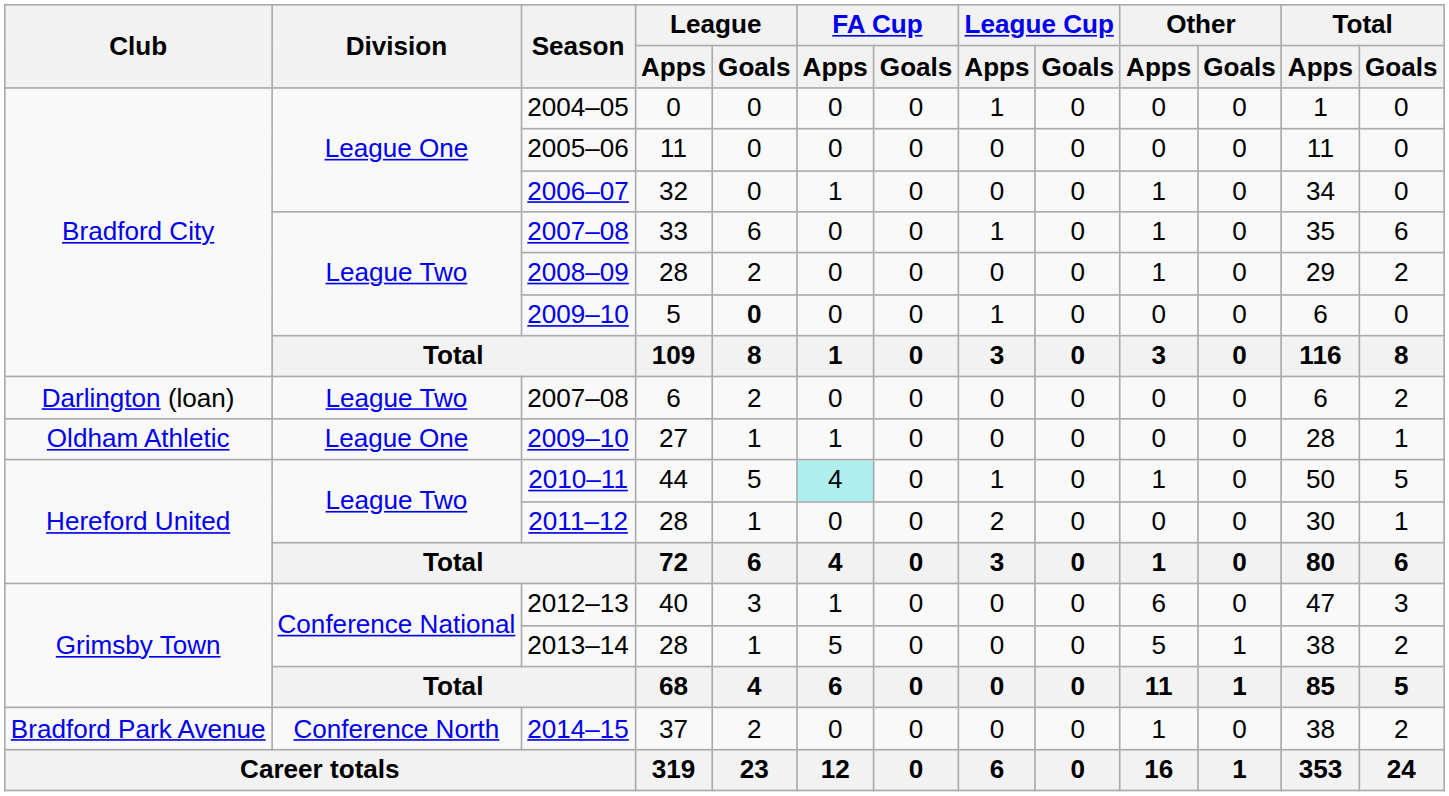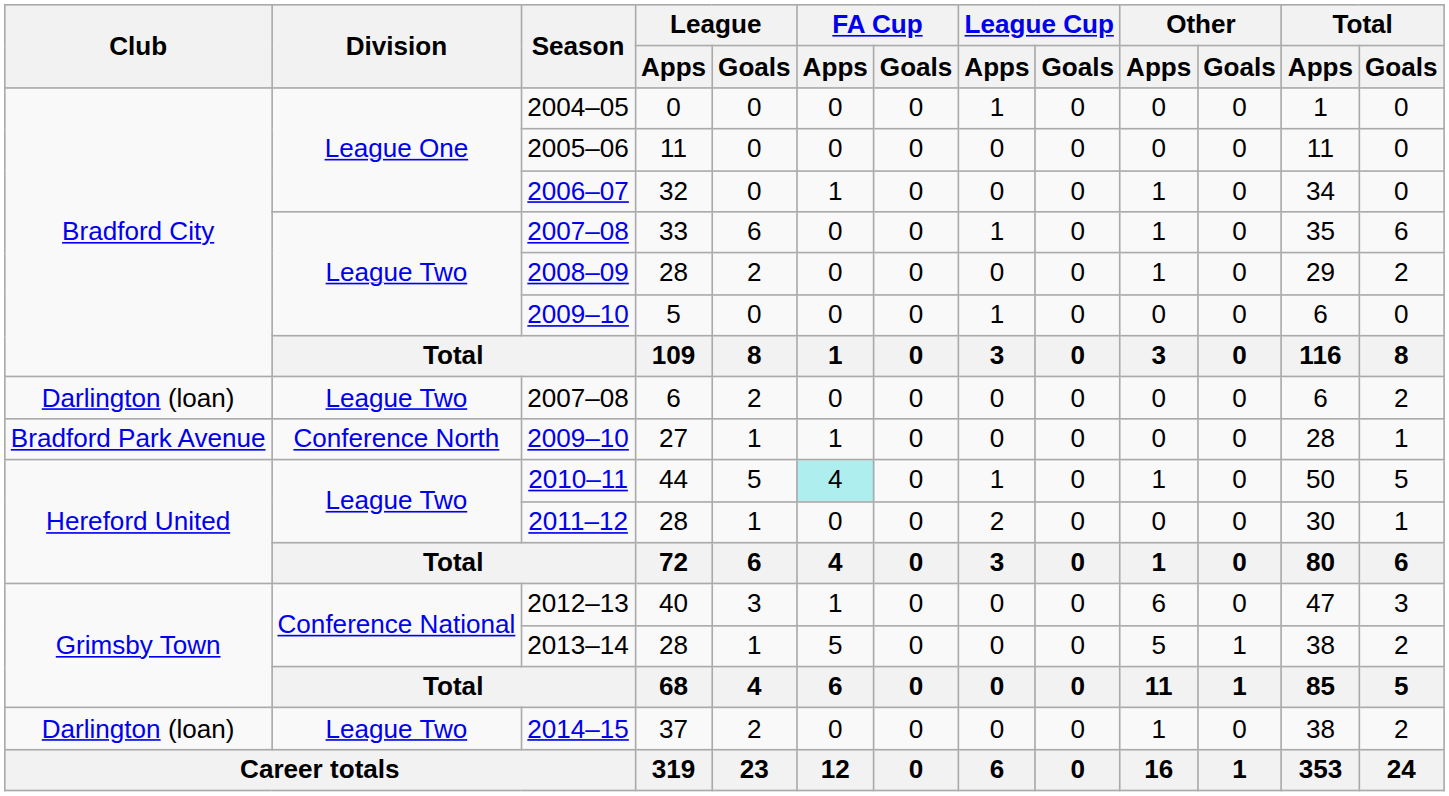(754, 314) bold -> (754, 314) normal
(138, 438) Oldham Athletic -> (138, 438) Bradford Park Avenue
(396, 438) League One -> (396, 438) Conference North
(138, 728) Bradford Park Avenue -> (138, 728) Darlington (loan)
(396, 728) Conference North -> (396, 728) League Two
